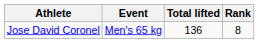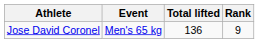(238, 30) 8 -> (238, 30) 9
